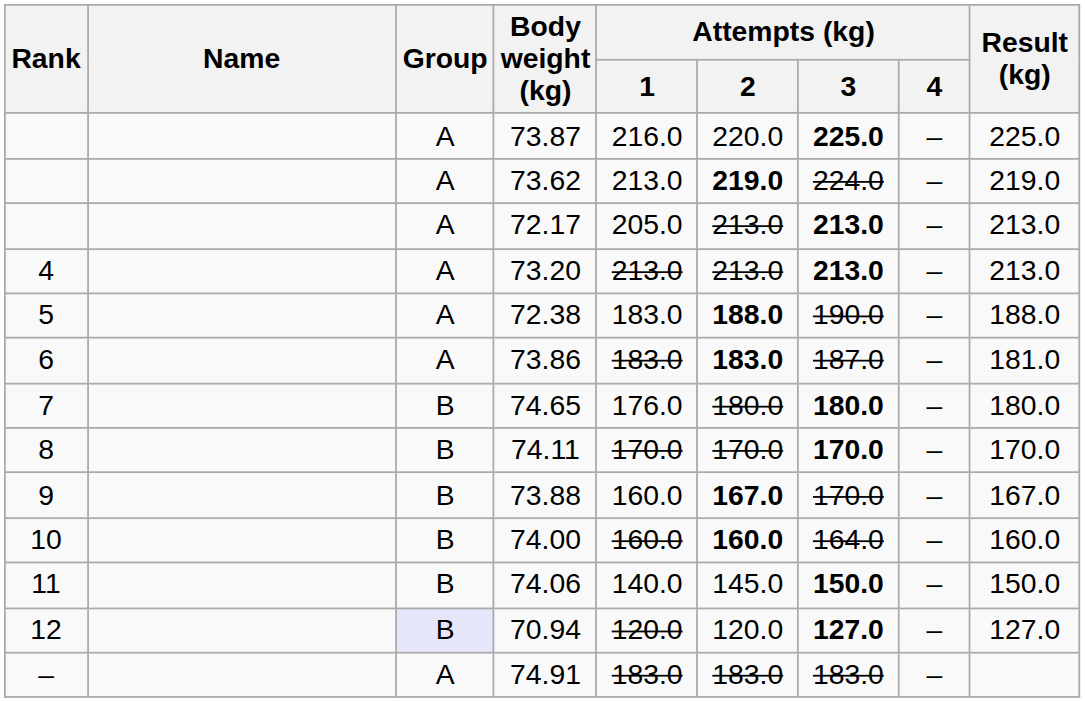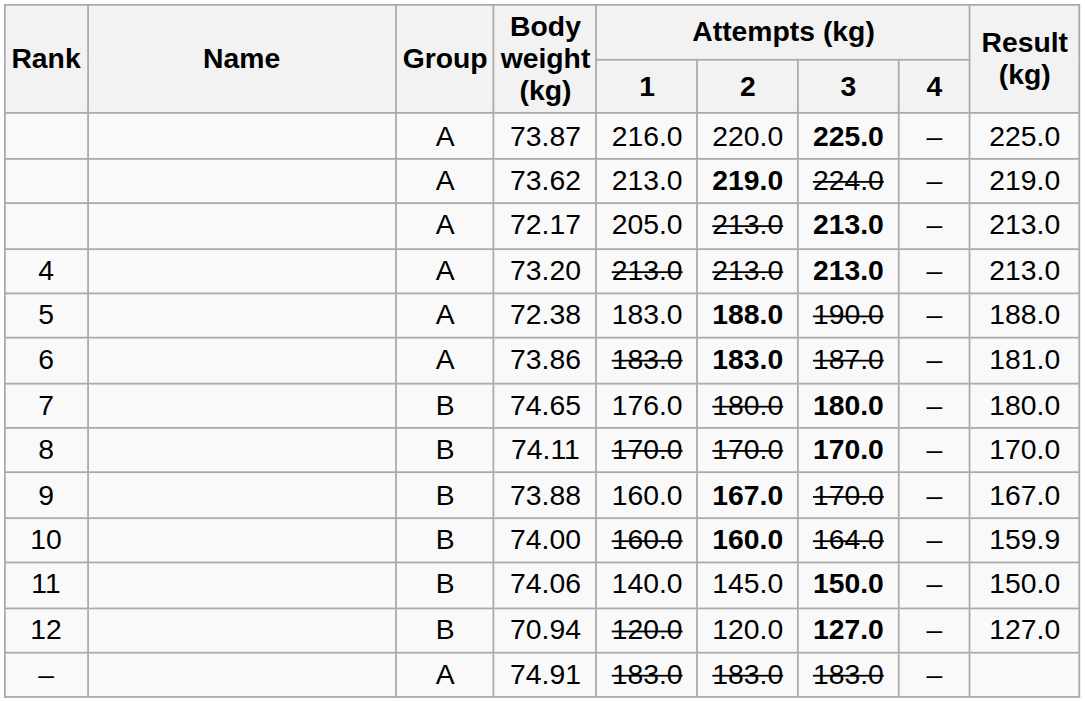(1025, 539) 160.0 -> (1025, 539) 159.9
(445, 629) lavender background -> (445, 629) no background
